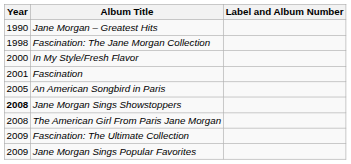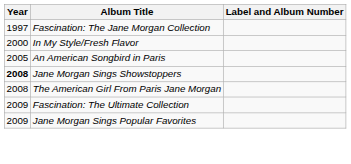- row: (95, 27)
(17, 43) 1998 -> (17, 27) 1997
- row: (58, 74)
